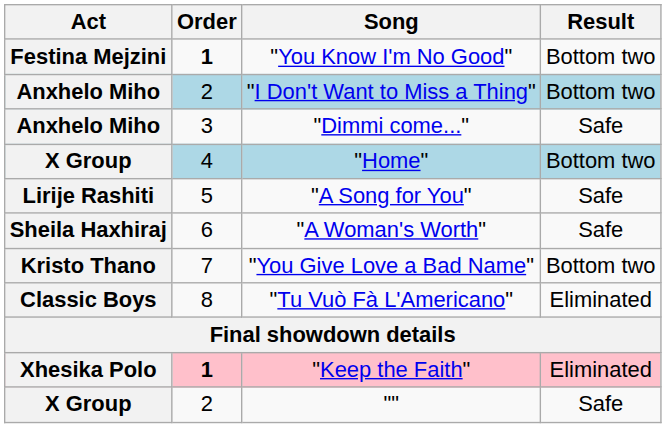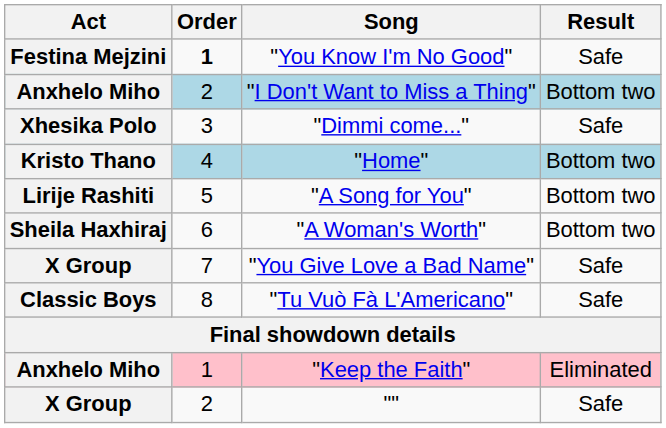(601, 56) Bottom two -> (601, 56) Safe
(88, 126) Anxhelo Miho -> (88, 126) Xhesika Polo
(88, 160) X Group -> (88, 160) Kristo Thano
(601, 195) Safe -> (601, 195) Bottom two
(601, 230) Safe -> (601, 230) Bottom two
(88, 265) Kristo Thano -> (88, 265) X Group
(601, 265) Bottom two -> (601, 265) Safe
(601, 299) Eliminated -> (601, 299) Safe
(88, 369) Xhesika Polo -> (88, 369) Anxhelo Miho
(207, 369) bold -> (207, 369) normal
